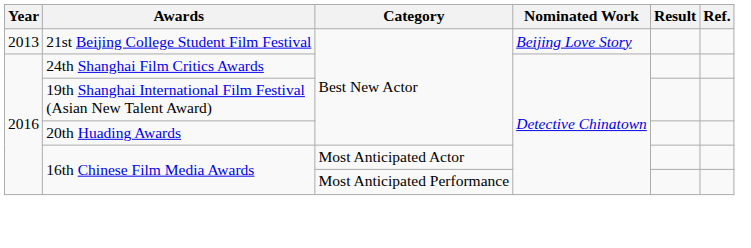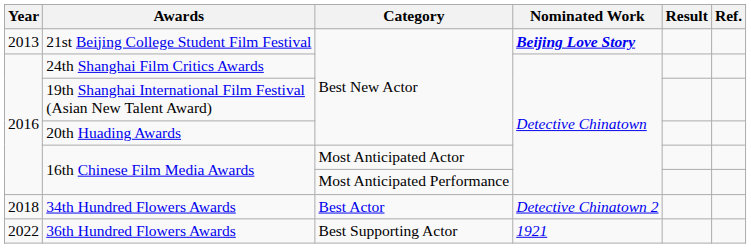(574, 41) normal -> (576, 41) bold
+ row: (141, 206)
+ row: (141, 231)
